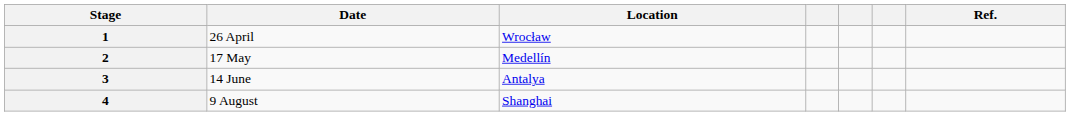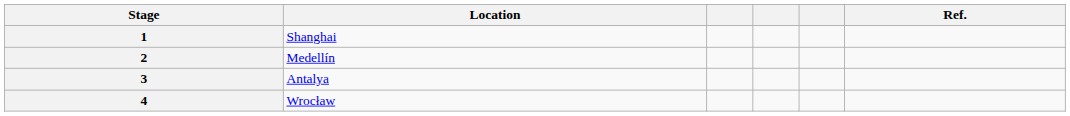- column: (353, 15)
(526, 36) Wrocław -> (311, 36) Shanghai
(527, 100) Shanghai -> (311, 100) Wrocław
